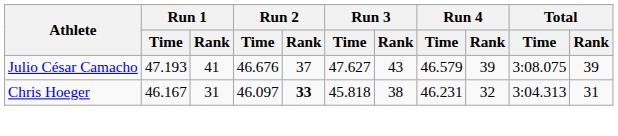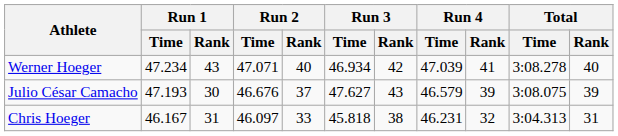+ row: (55, 67)
(212, 67) 41 -> (212, 93) 30
(304, 93) bold -> (304, 118) normal
